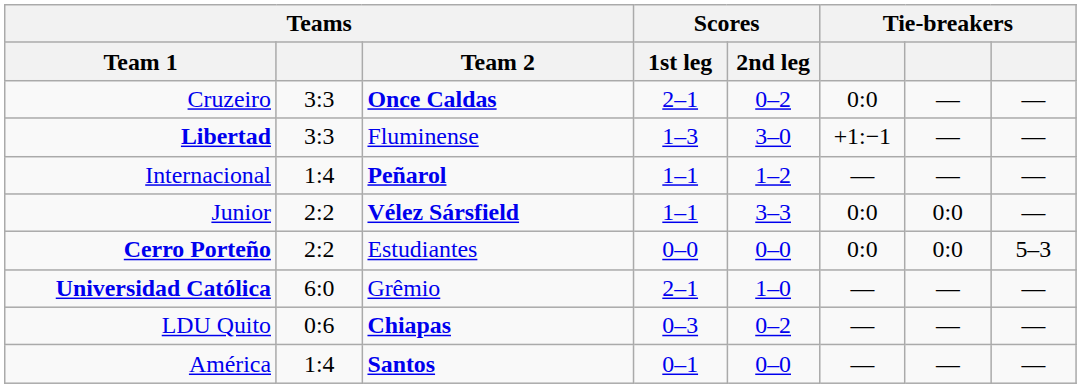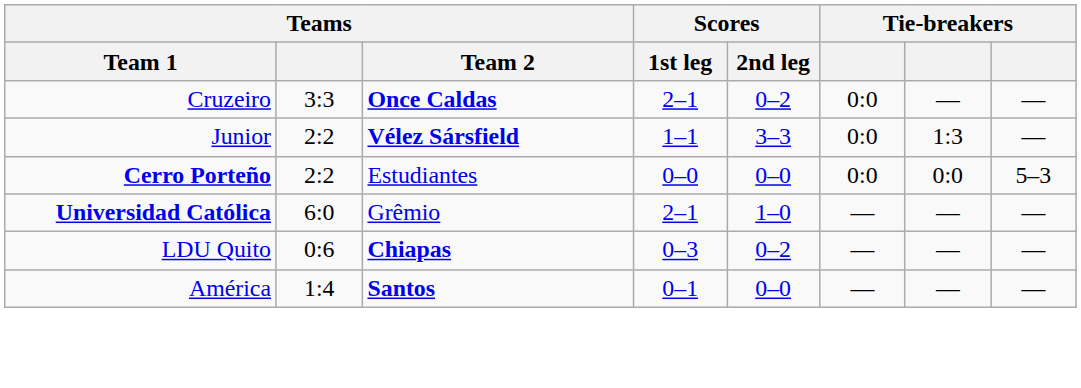- row: (226, 136)
- row: (208, 174)
(948, 212) 0:0 -> (948, 136) 1:3
